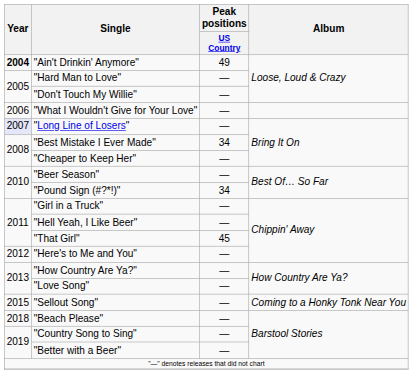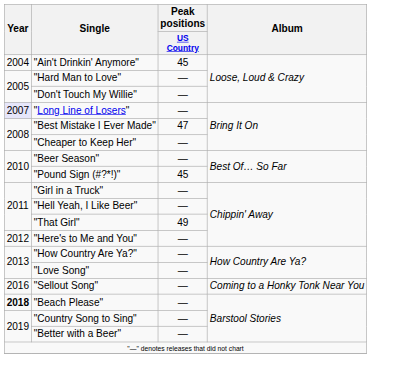(18, 62) bold -> (18, 62) normal
(224, 62) 49 -> (183, 62) 45
- row: (115, 110)
(224, 142) 34 -> (183, 126) 47
(224, 190) 34 -> (183, 174) 45
(224, 238) 45 -> (183, 222) 49
(18, 302) 2015 -> (18, 286) 2016
(18, 318) normal -> (18, 302) bold
